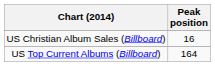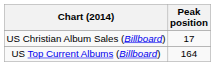(189, 38) 16 -> (189, 38) 17
